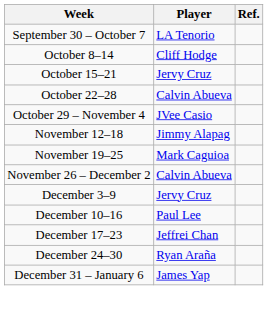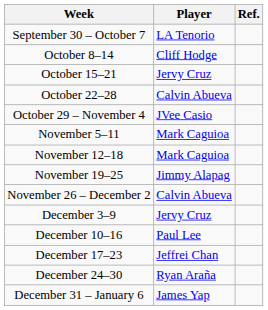+ row: (79, 134)
(193, 134) Jimmy Alapag -> (193, 154) Mark Caguioa
(193, 154) Mark Caguioa -> (193, 174) Jimmy Alapag
